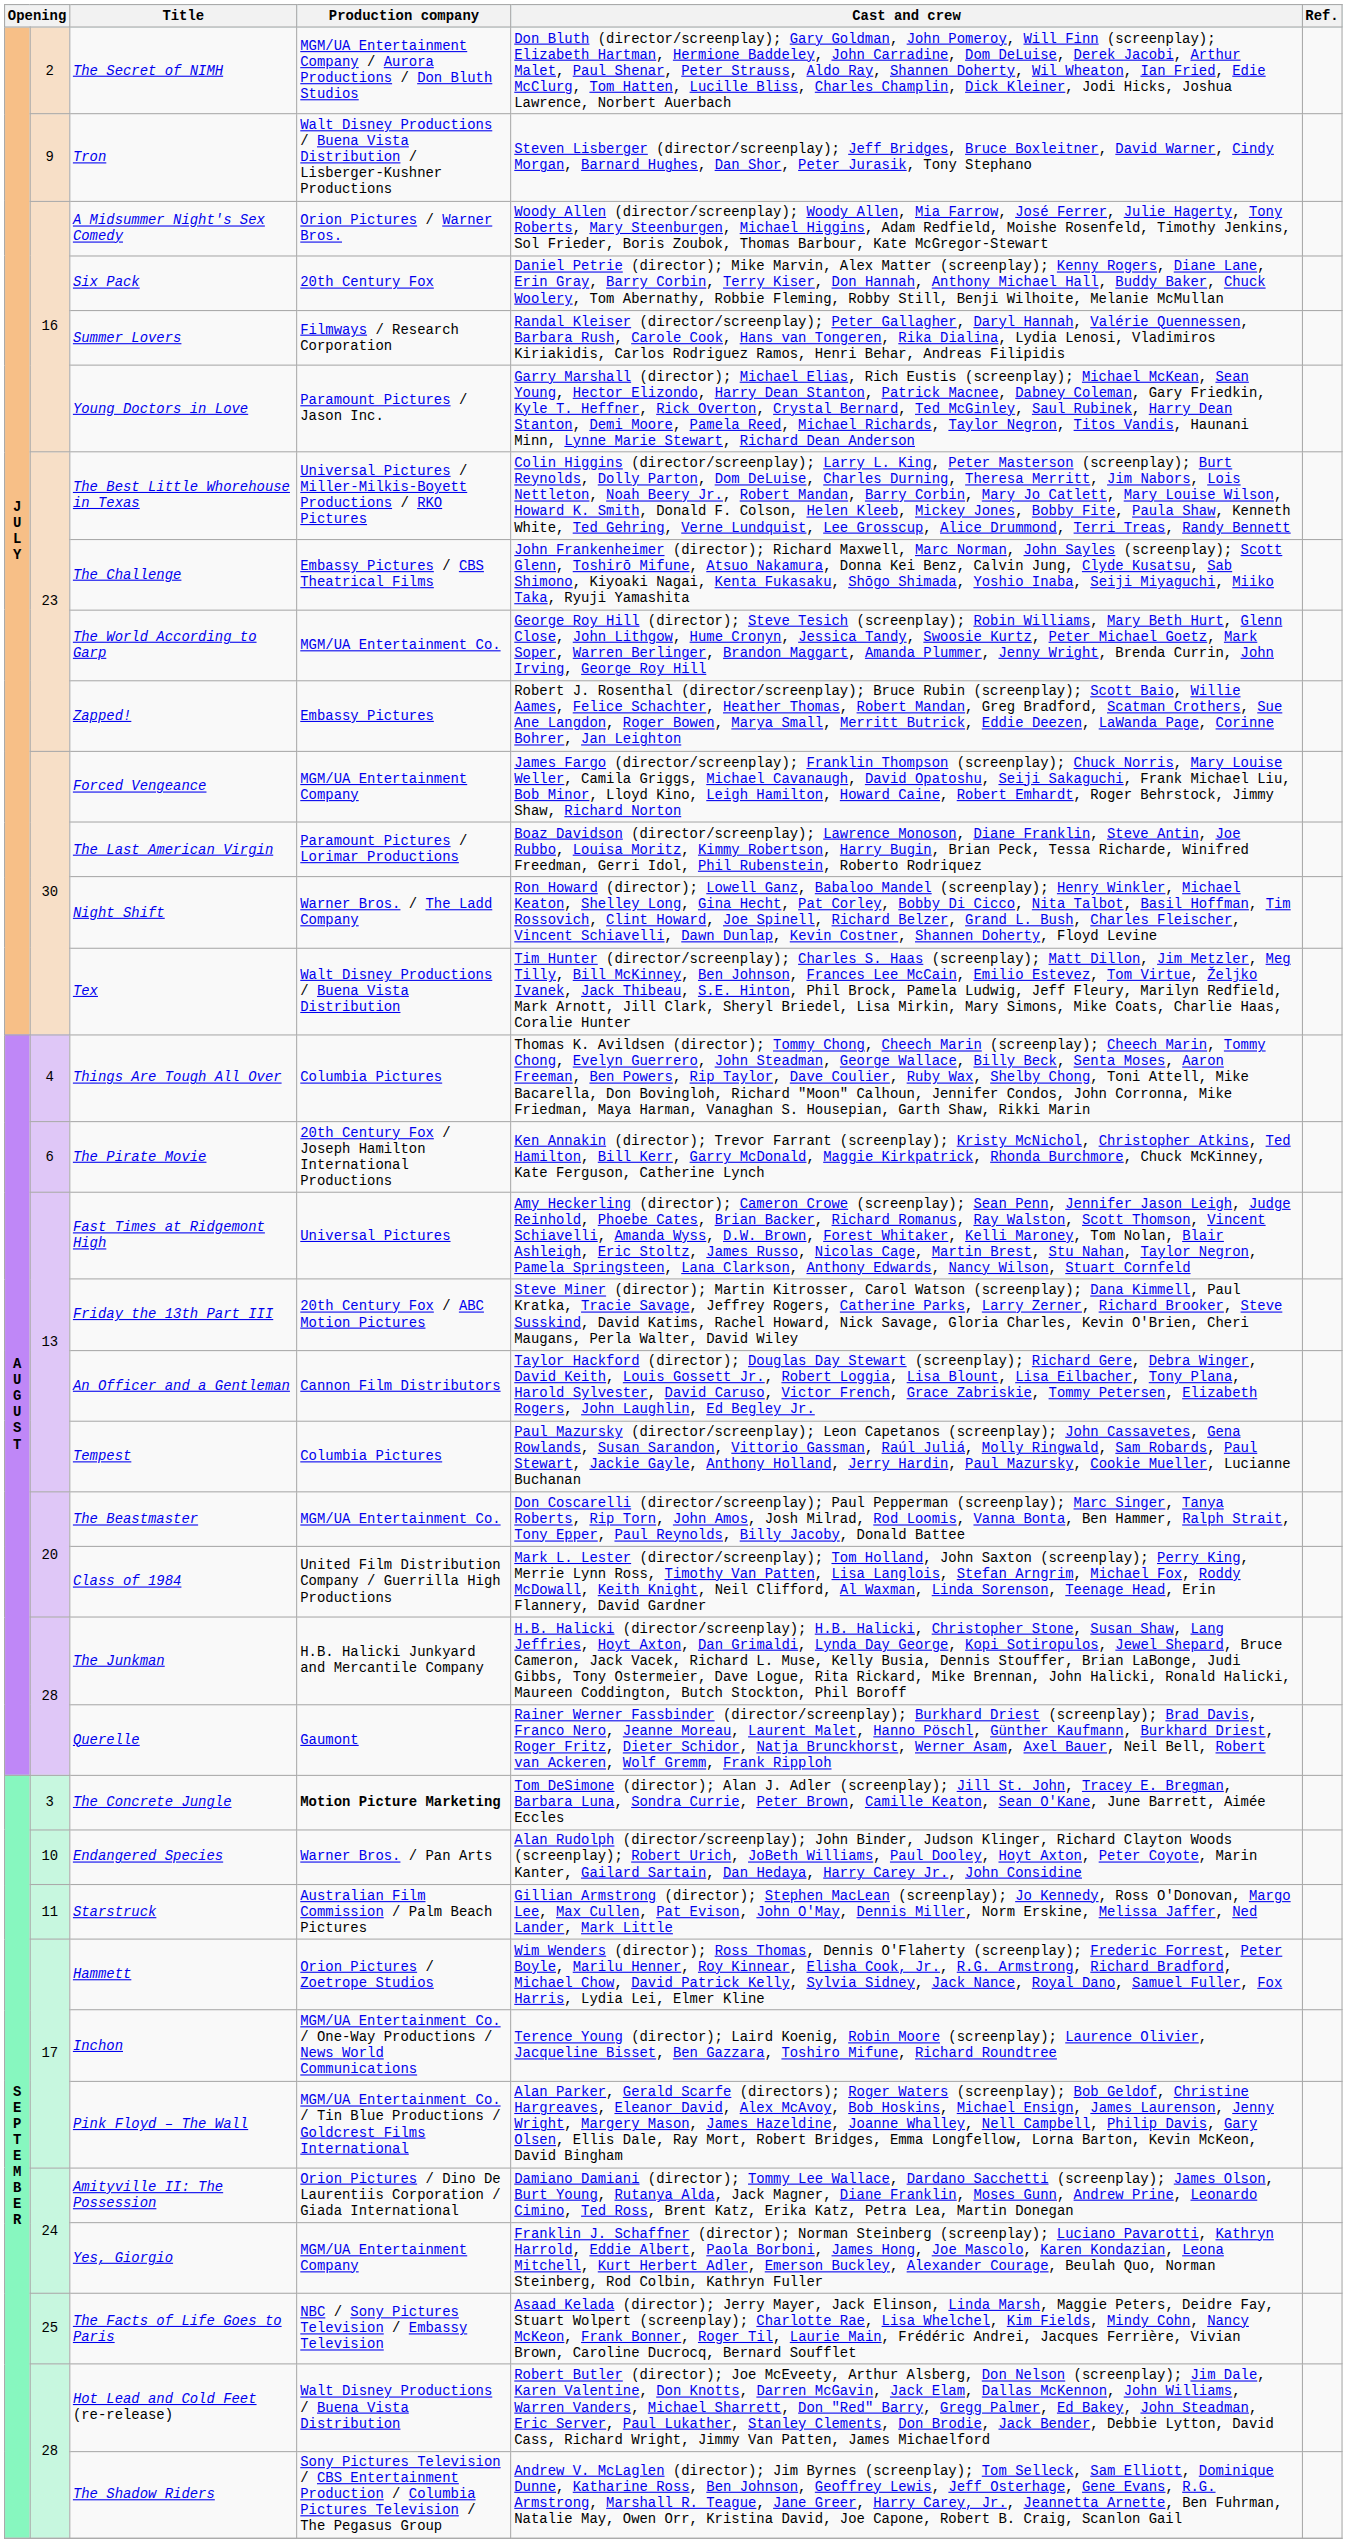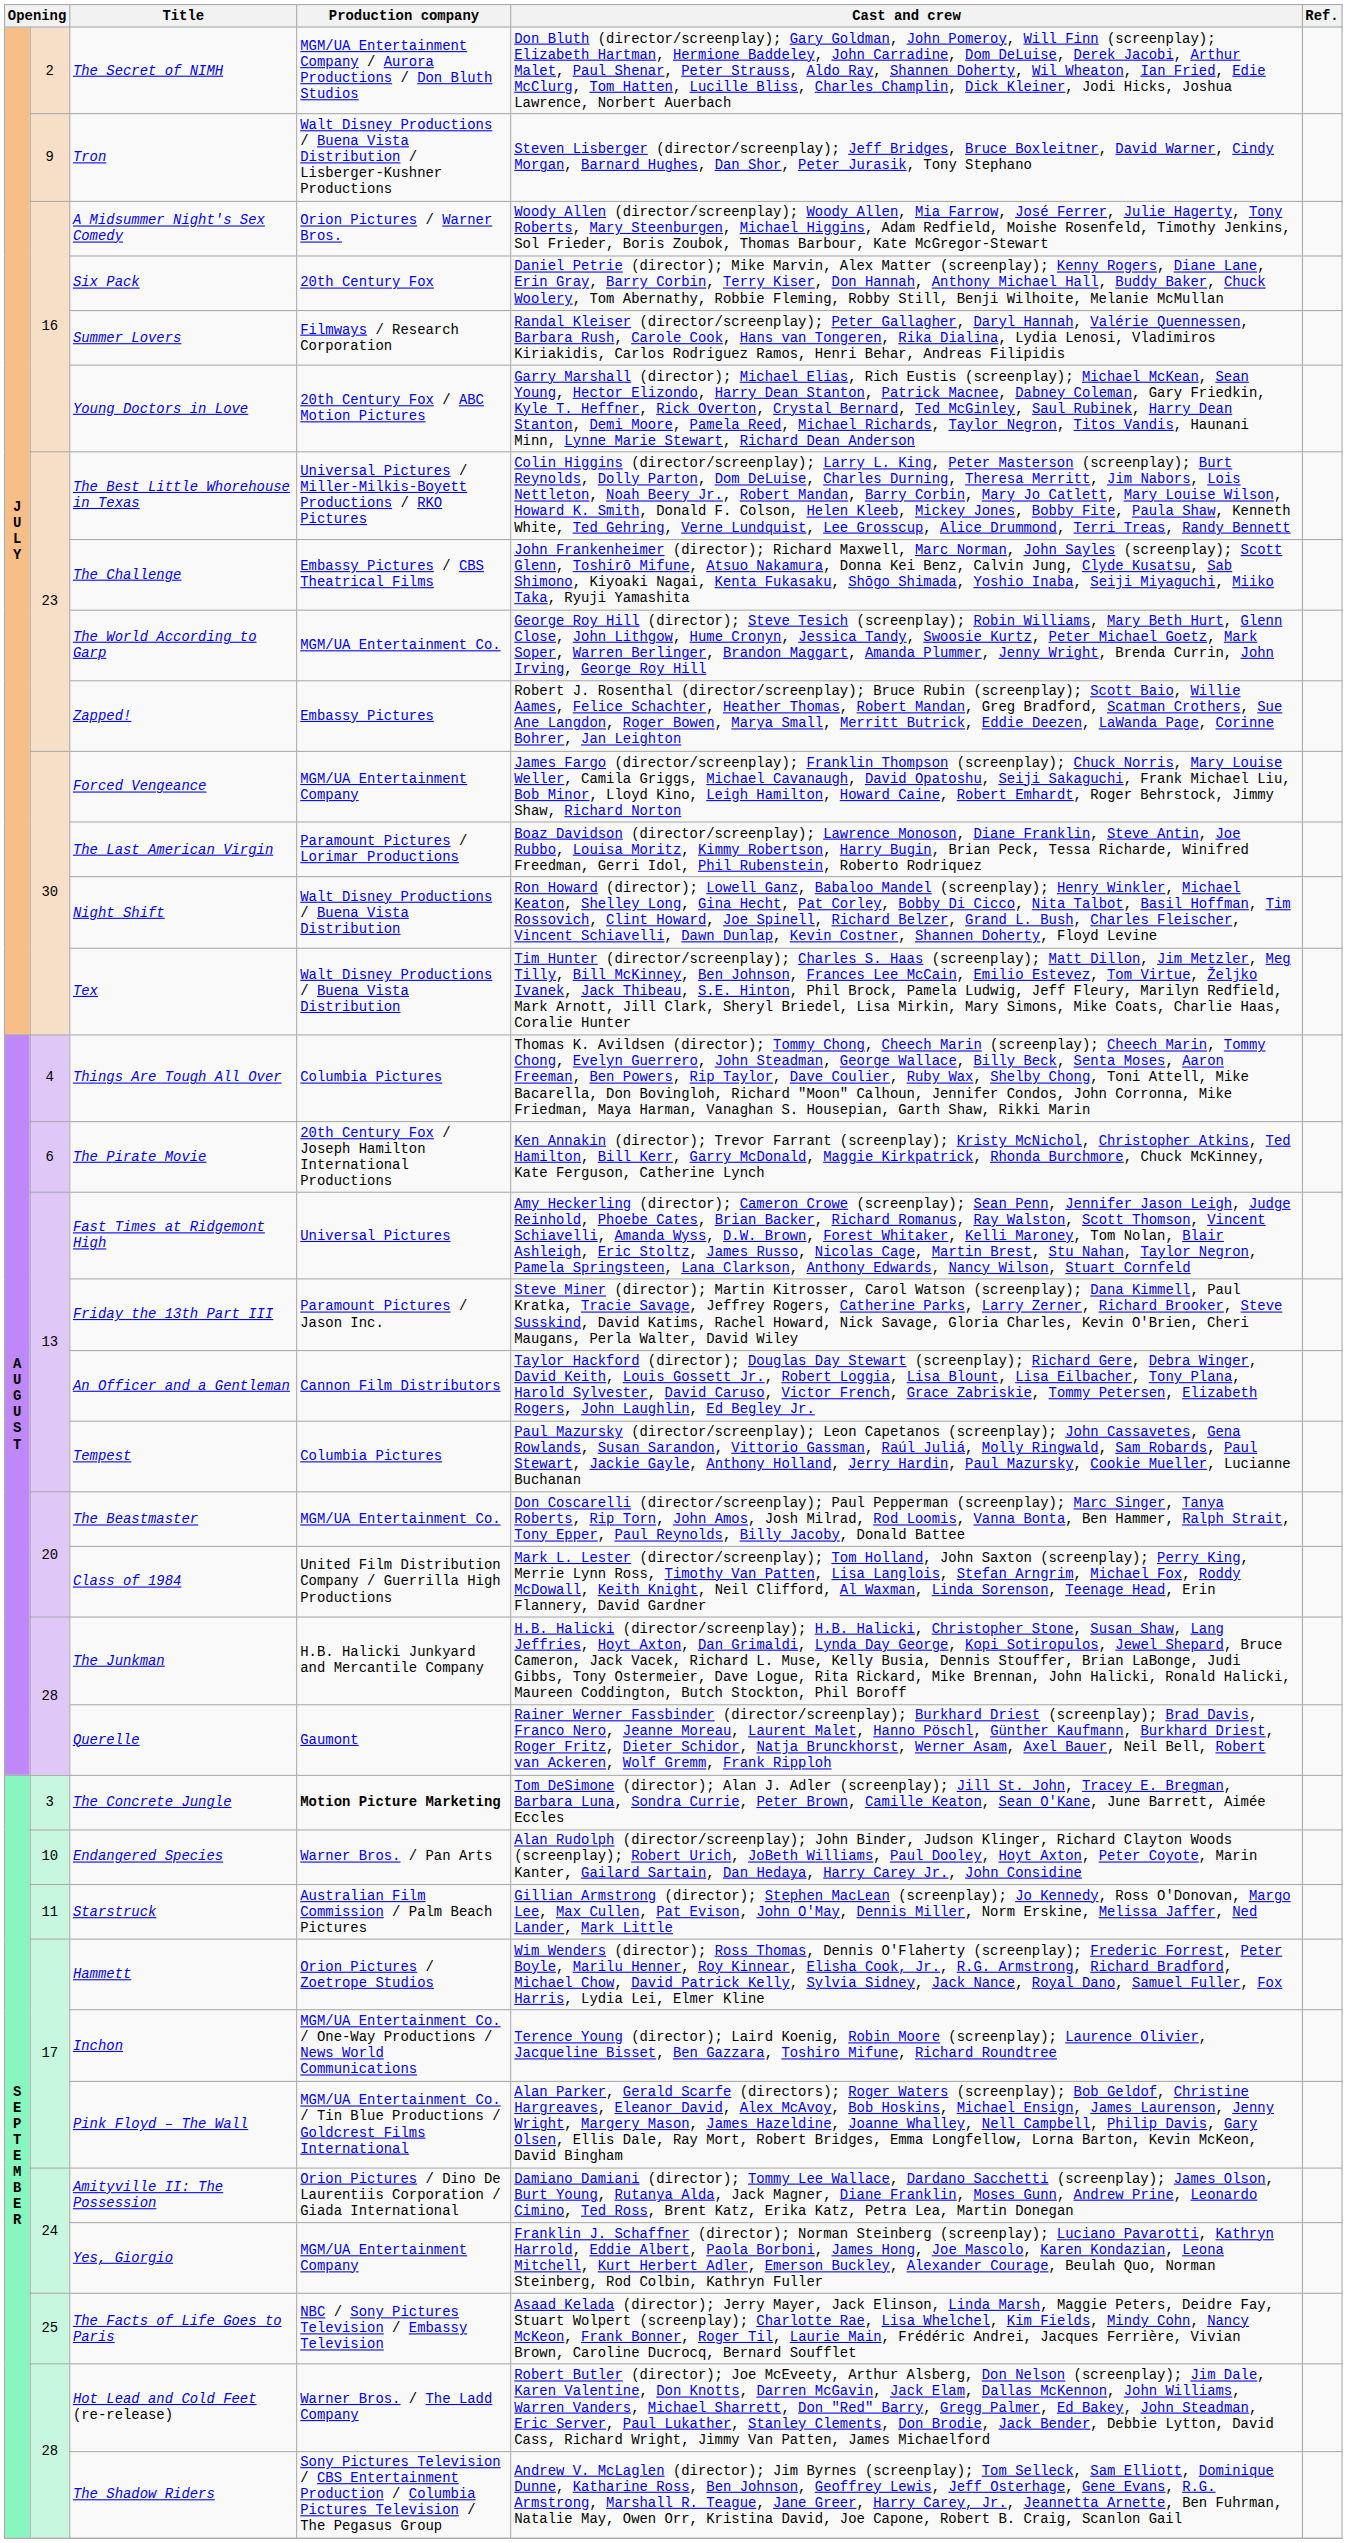(384, 409) Paramount Pictures / Jason Inc. -> (392, 409) 20th Century Fox / ABC Motion Pictures
(396, 912) Warner Bros. / The Ladd Company -> (396, 912) Walt Disney Productions / Buena Vista Distribution
(392, 1315) 20th Century Fox / ABC Motion Pictures -> (384, 1315) Paramount Pictures / Jason Inc.
(396, 2408) Walt Disney Productions / Buena Vista Distribution -> (396, 2408) Warner Bros. / The Ladd Company
